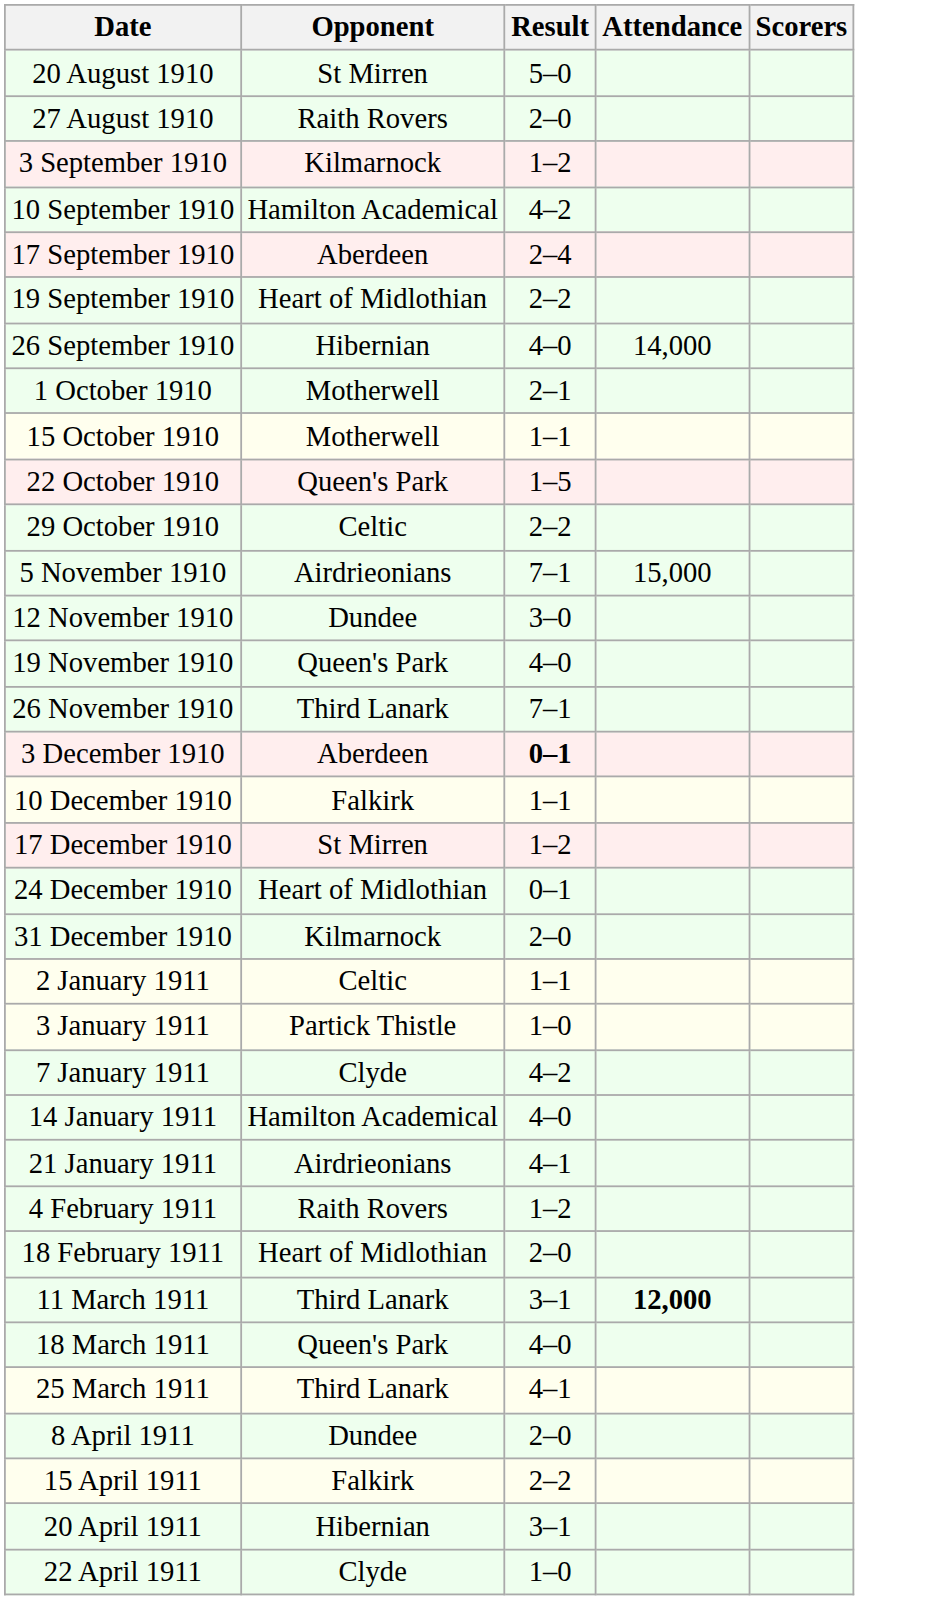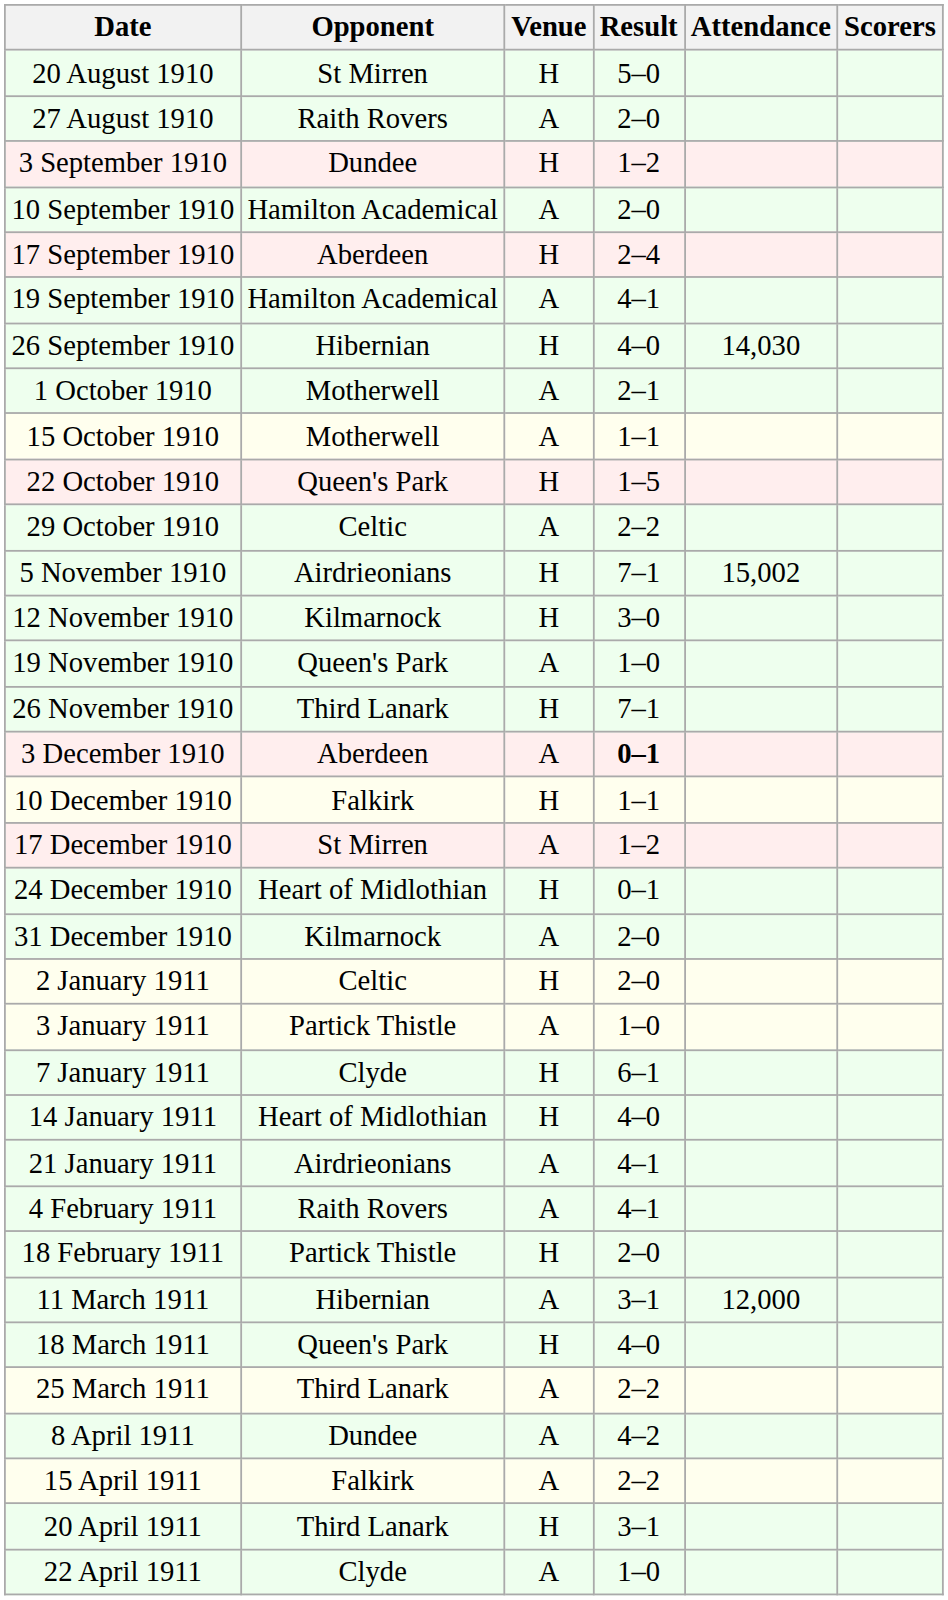+ column: (549, 27)
(373, 163) Kilmarnock -> (373, 163) Dundee
(550, 208) 4–2 -> (639, 208) 2–0
(373, 299) Heart of Midlothian -> (373, 299) Hamilton Academical
(550, 299) 2–2 -> (639, 299) 4–1
(672, 345) 14,000 -> (761, 345) 14,030
(672, 572) 15,000 -> (761, 572) 15,002
(373, 617) Dundee -> (373, 617) Kilmarnock
(550, 663) 4–0 -> (639, 663) 1–0
(550, 981) 1–1 -> (639, 981) 2–0
(550, 1071) 4–2 -> (639, 1071) 6–1
(373, 1117) Hamilton Academical -> (373, 1117) Heart of Midlothian
(550, 1208) 1–2 -> (639, 1208) 4–1
(373, 1253) Heart of Midlothian -> (373, 1253) Partick Thistle
(373, 1299) Third Lanark -> (373, 1299) Hibernian
(672, 1299) bold -> (761, 1299) normal
(550, 1389) 4–1 -> (639, 1389) 2–2
(550, 1435) 2–0 -> (639, 1435) 4–2
(373, 1526) Hibernian -> (373, 1526) Third Lanark
